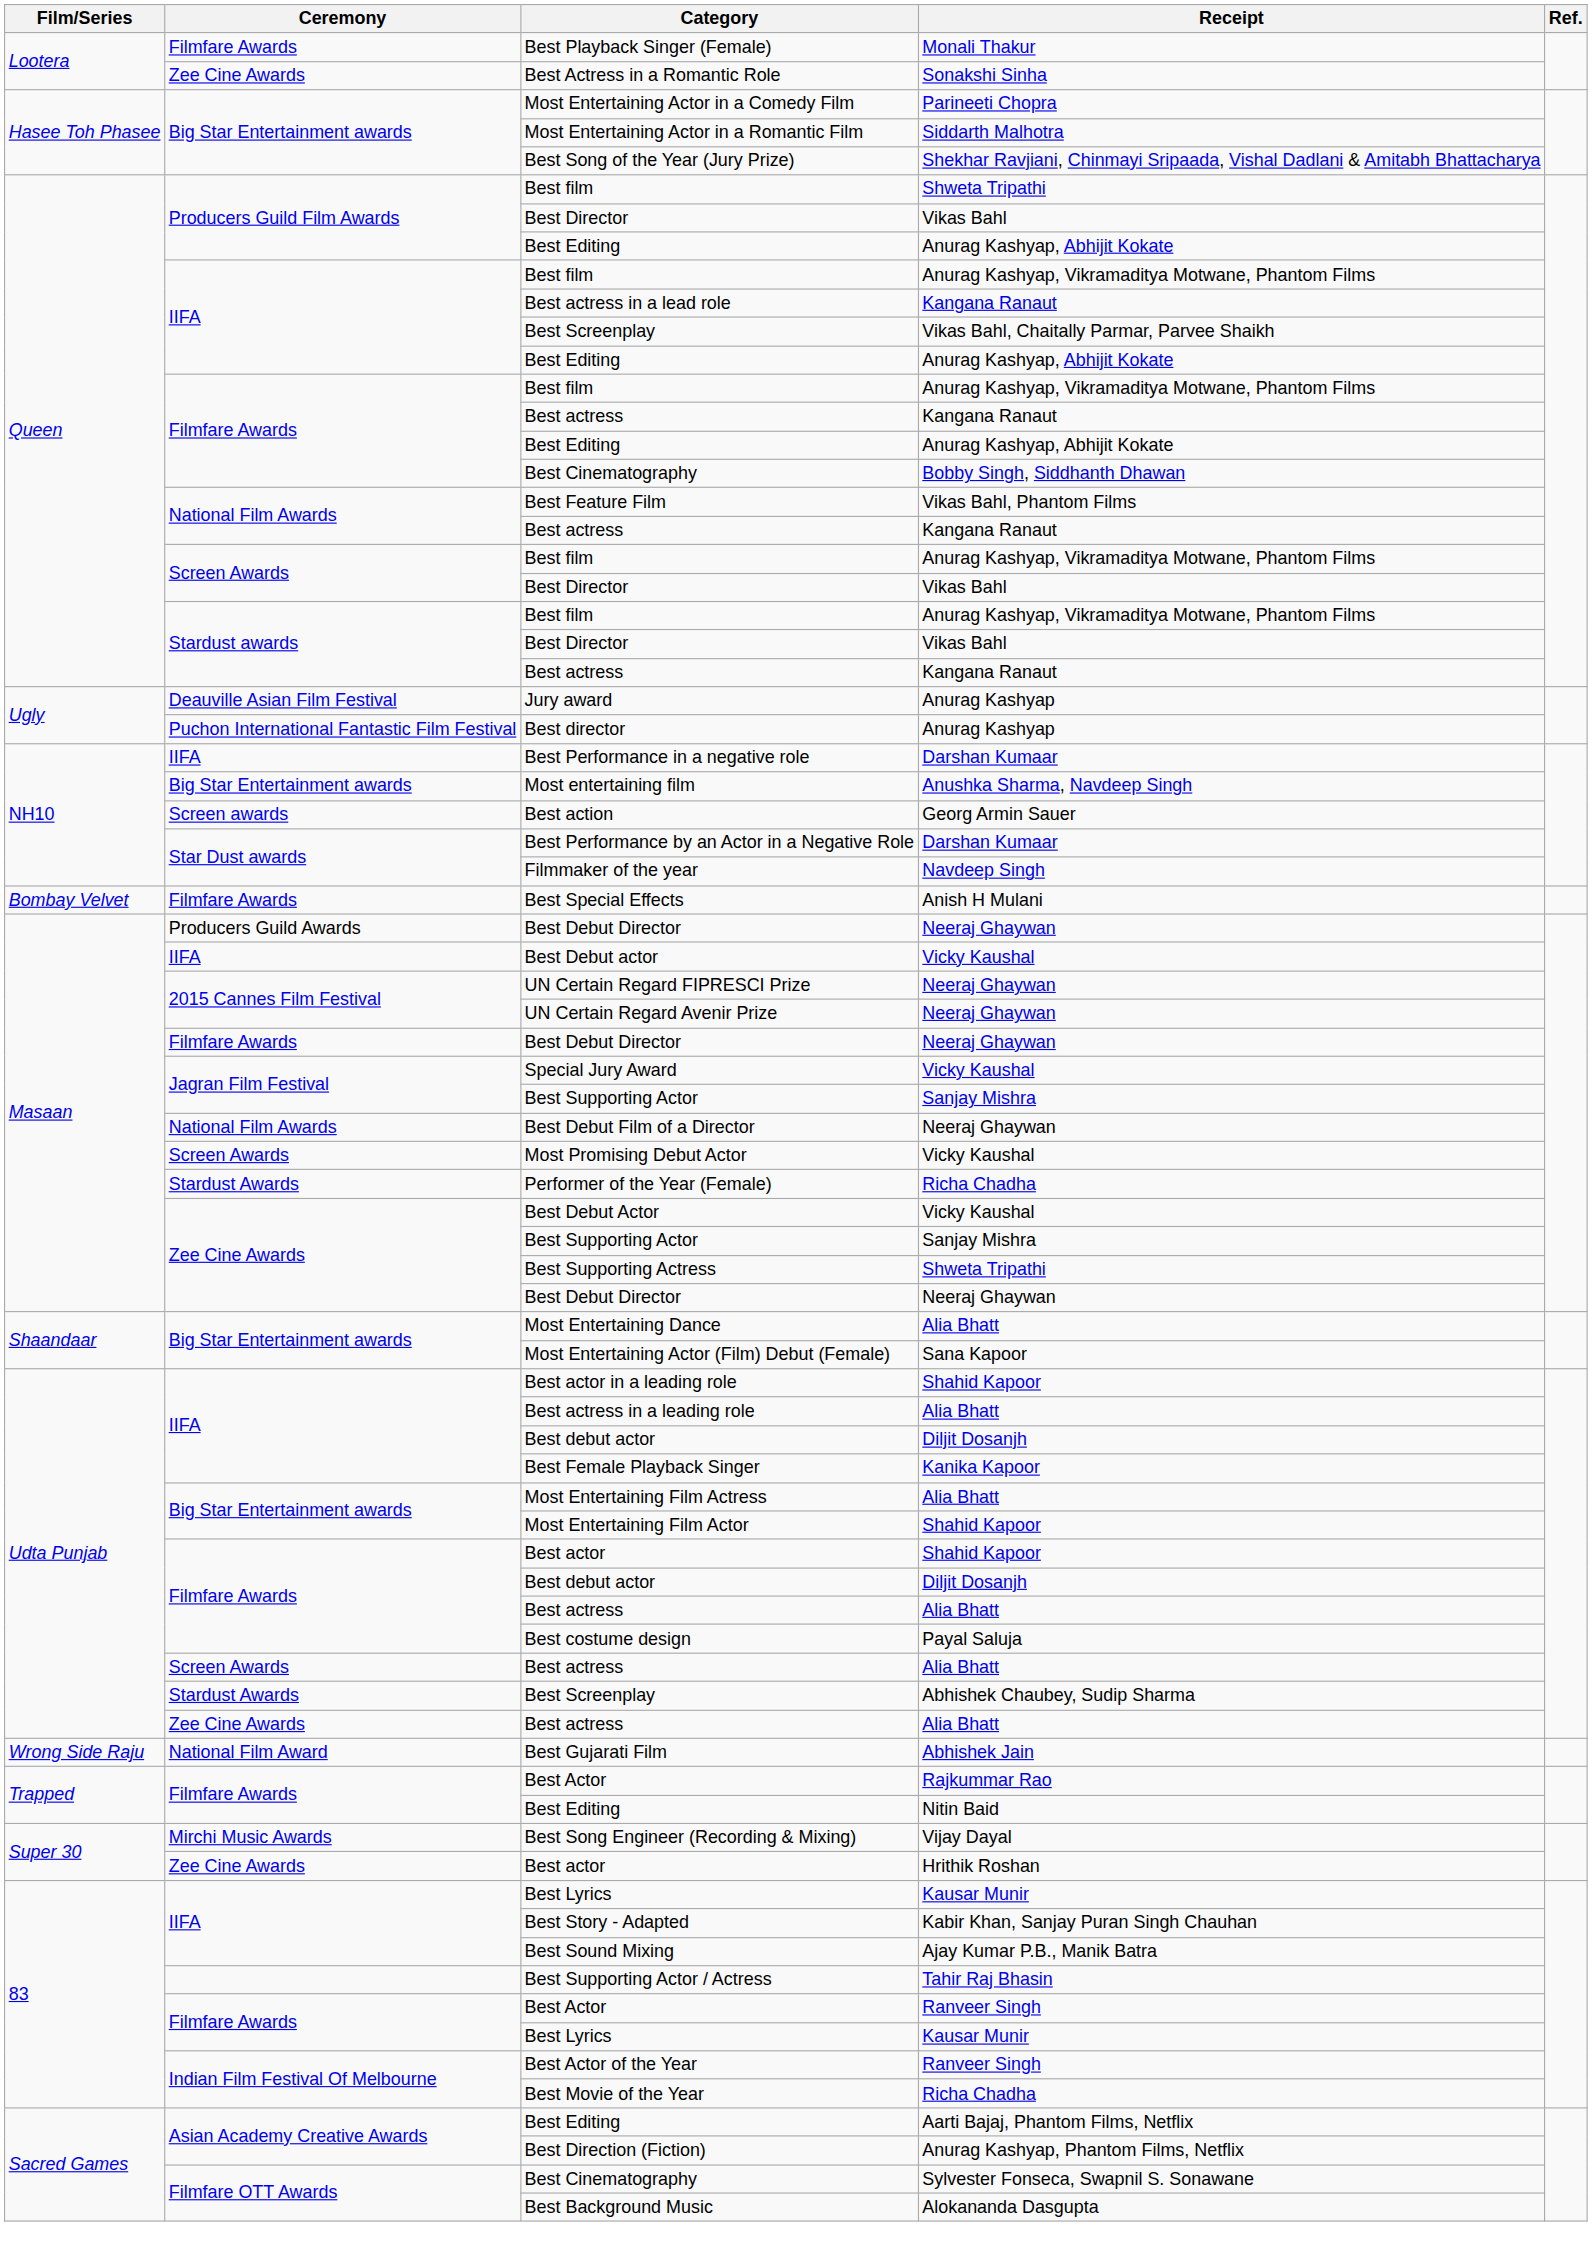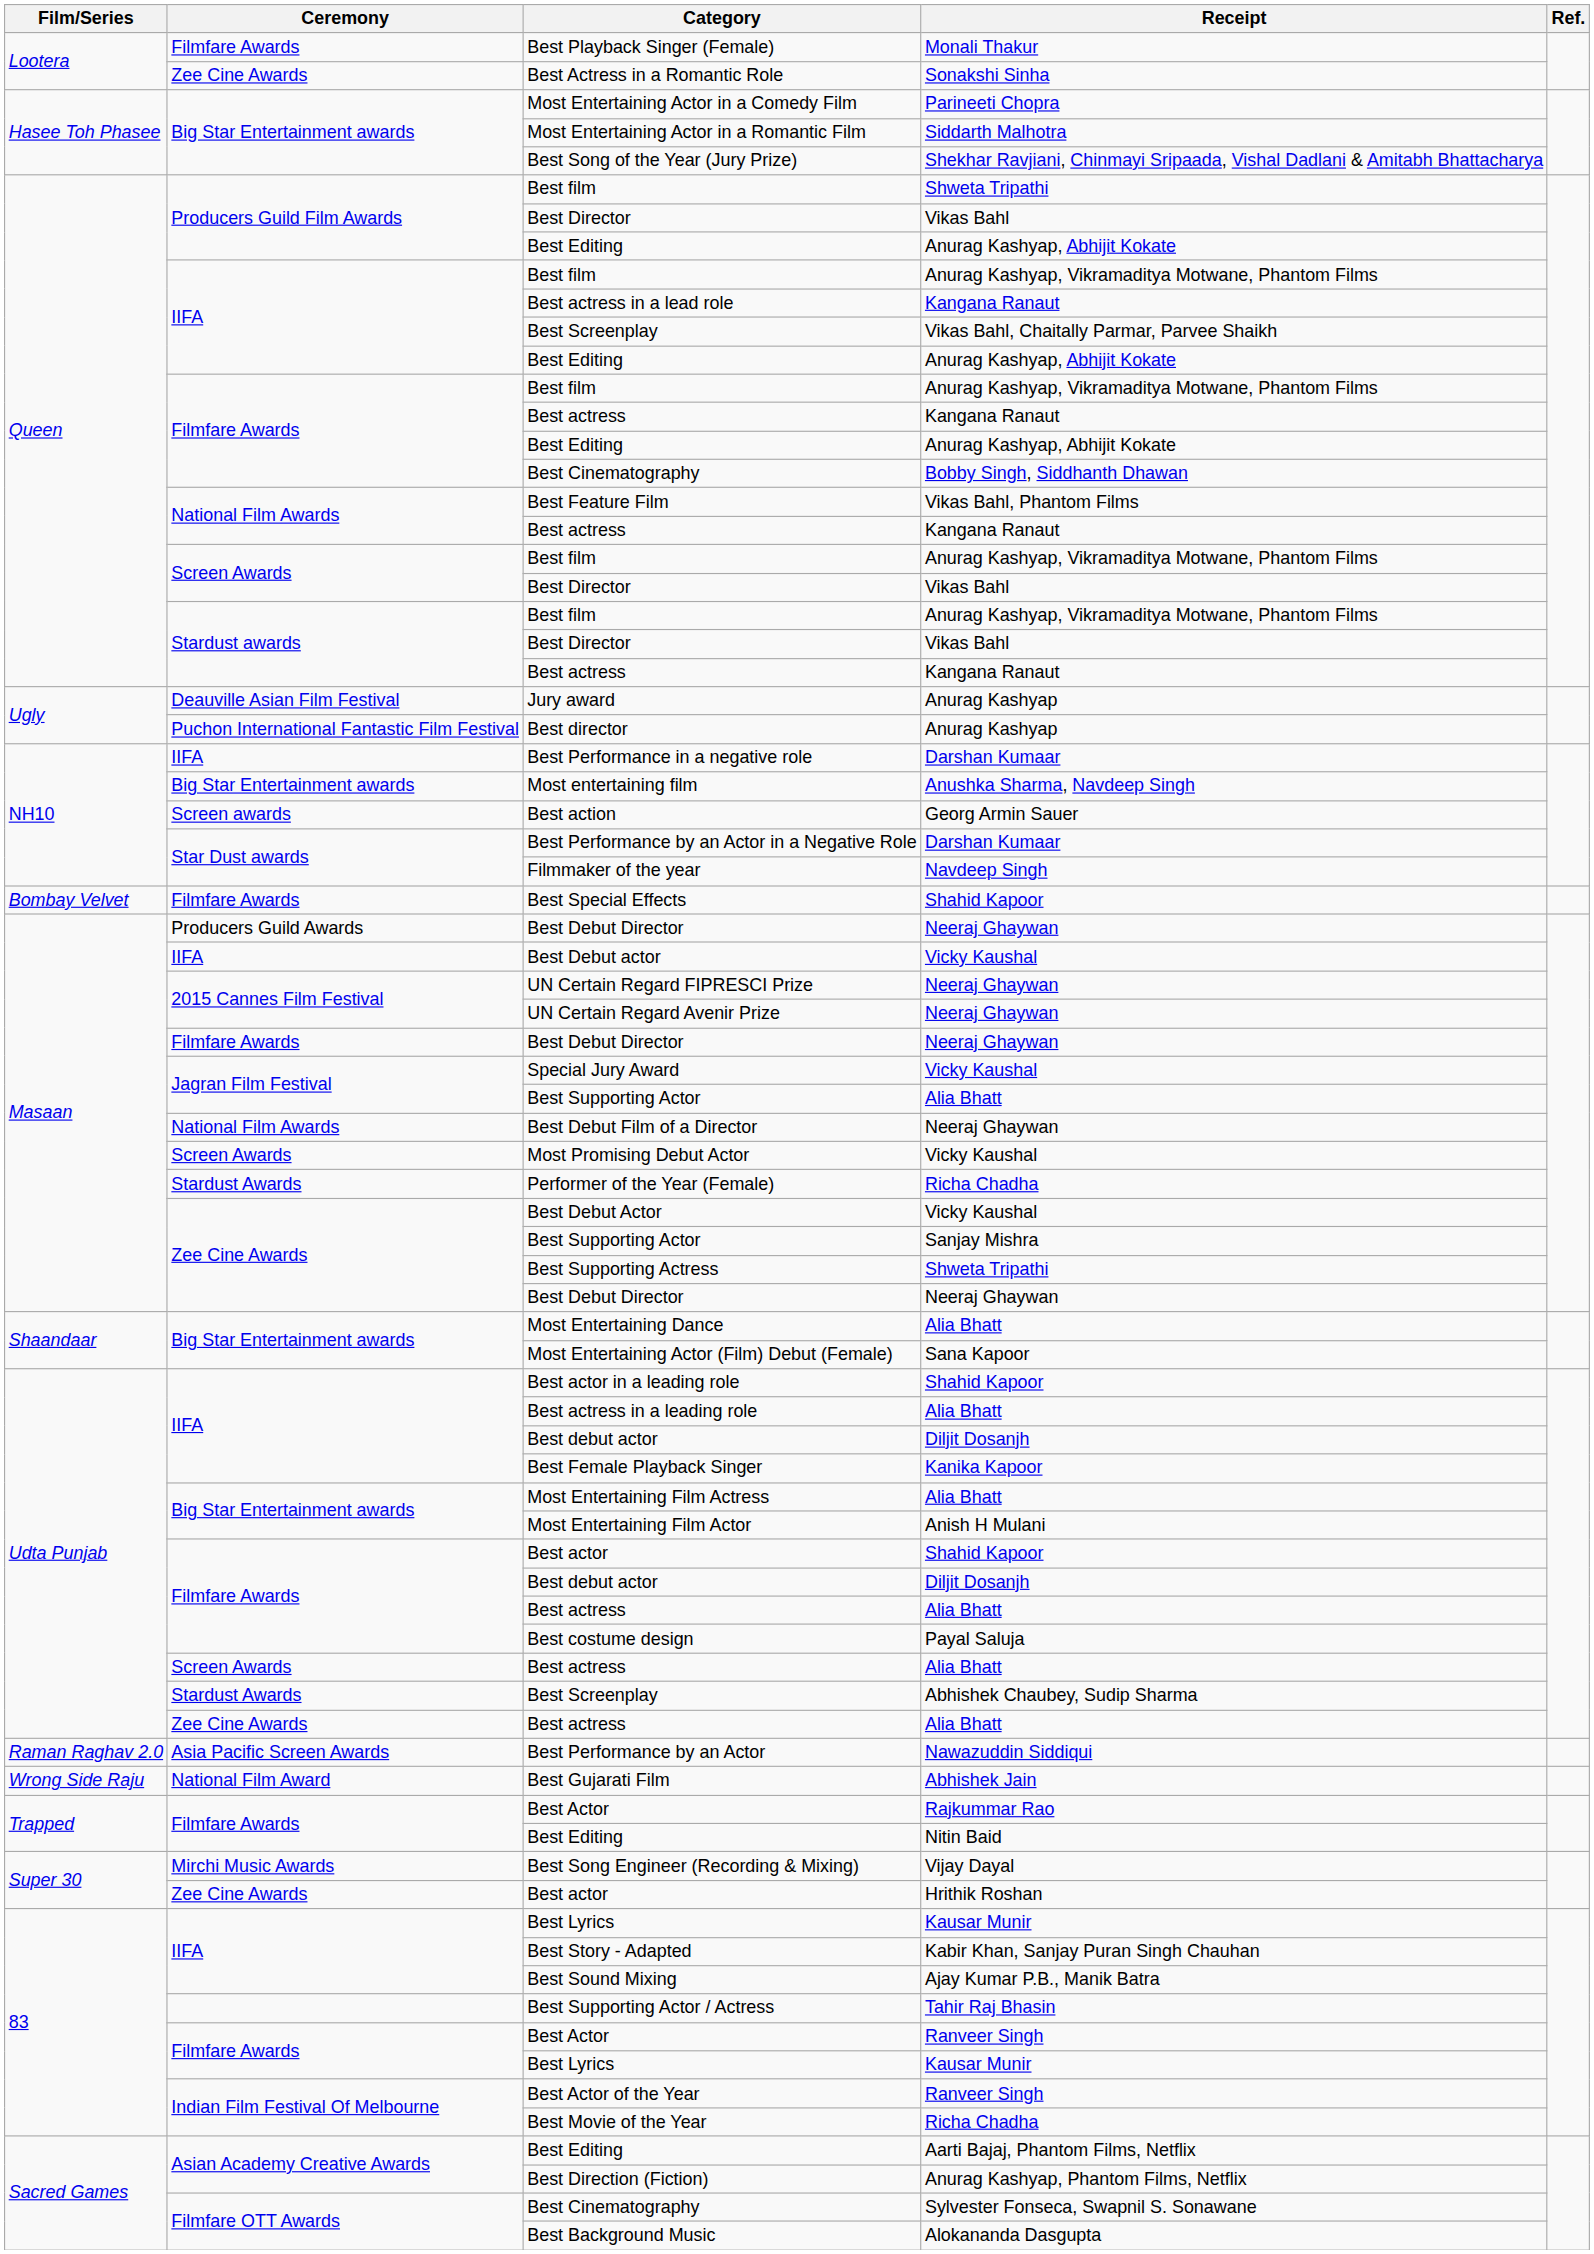(983, 899) Anish H Mulani -> (984, 899) Shahid Kapoor
(979, 1098) Sanjay Mishra -> (963, 1098) Alia Bhatt
(982, 1524) Shahid Kapoor -> (985, 1524) Anish H Mulani
+ row: (280, 1752)
